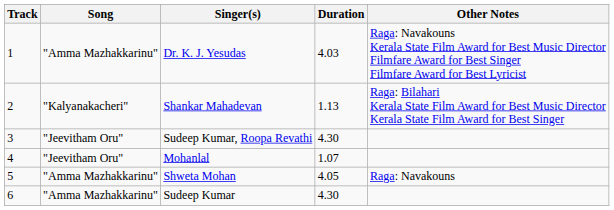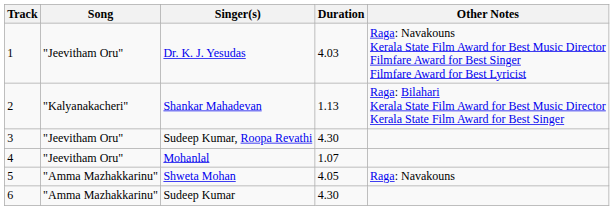(100, 53) "Amma Mazhakkarinu" -> (83, 53) "Jeevitham Oru"
